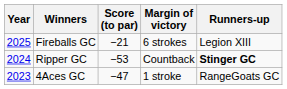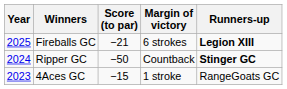(225, 42) normal -> (227, 42) bold
(119, 59) −53 -> (119, 59) −50
(119, 76) −47 -> (119, 76) −15
